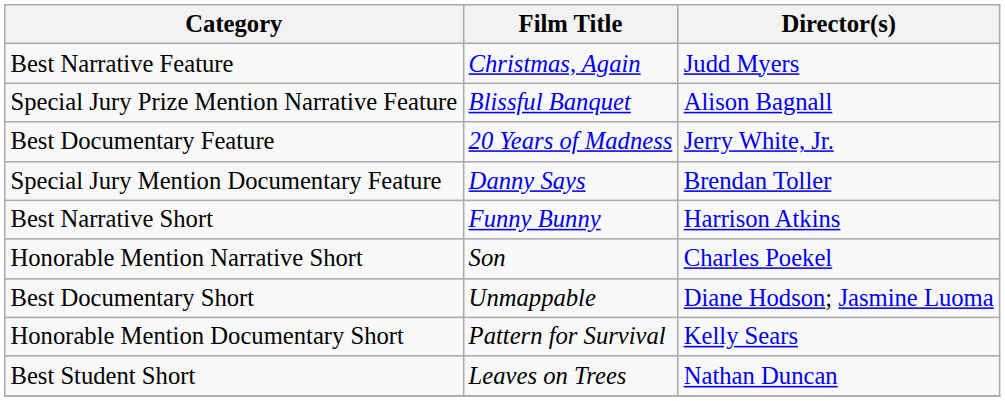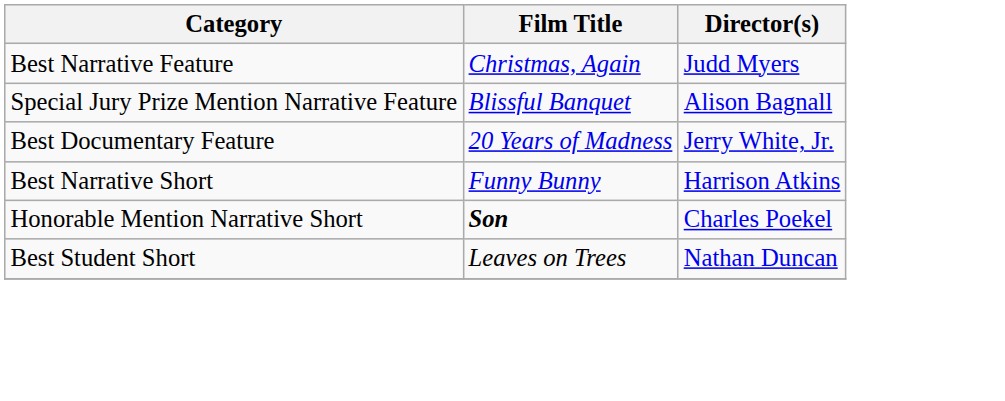- row: (226, 180)
(487, 258) normal -> (488, 219) bold
- row: (132, 297)
- row: (207, 336)
